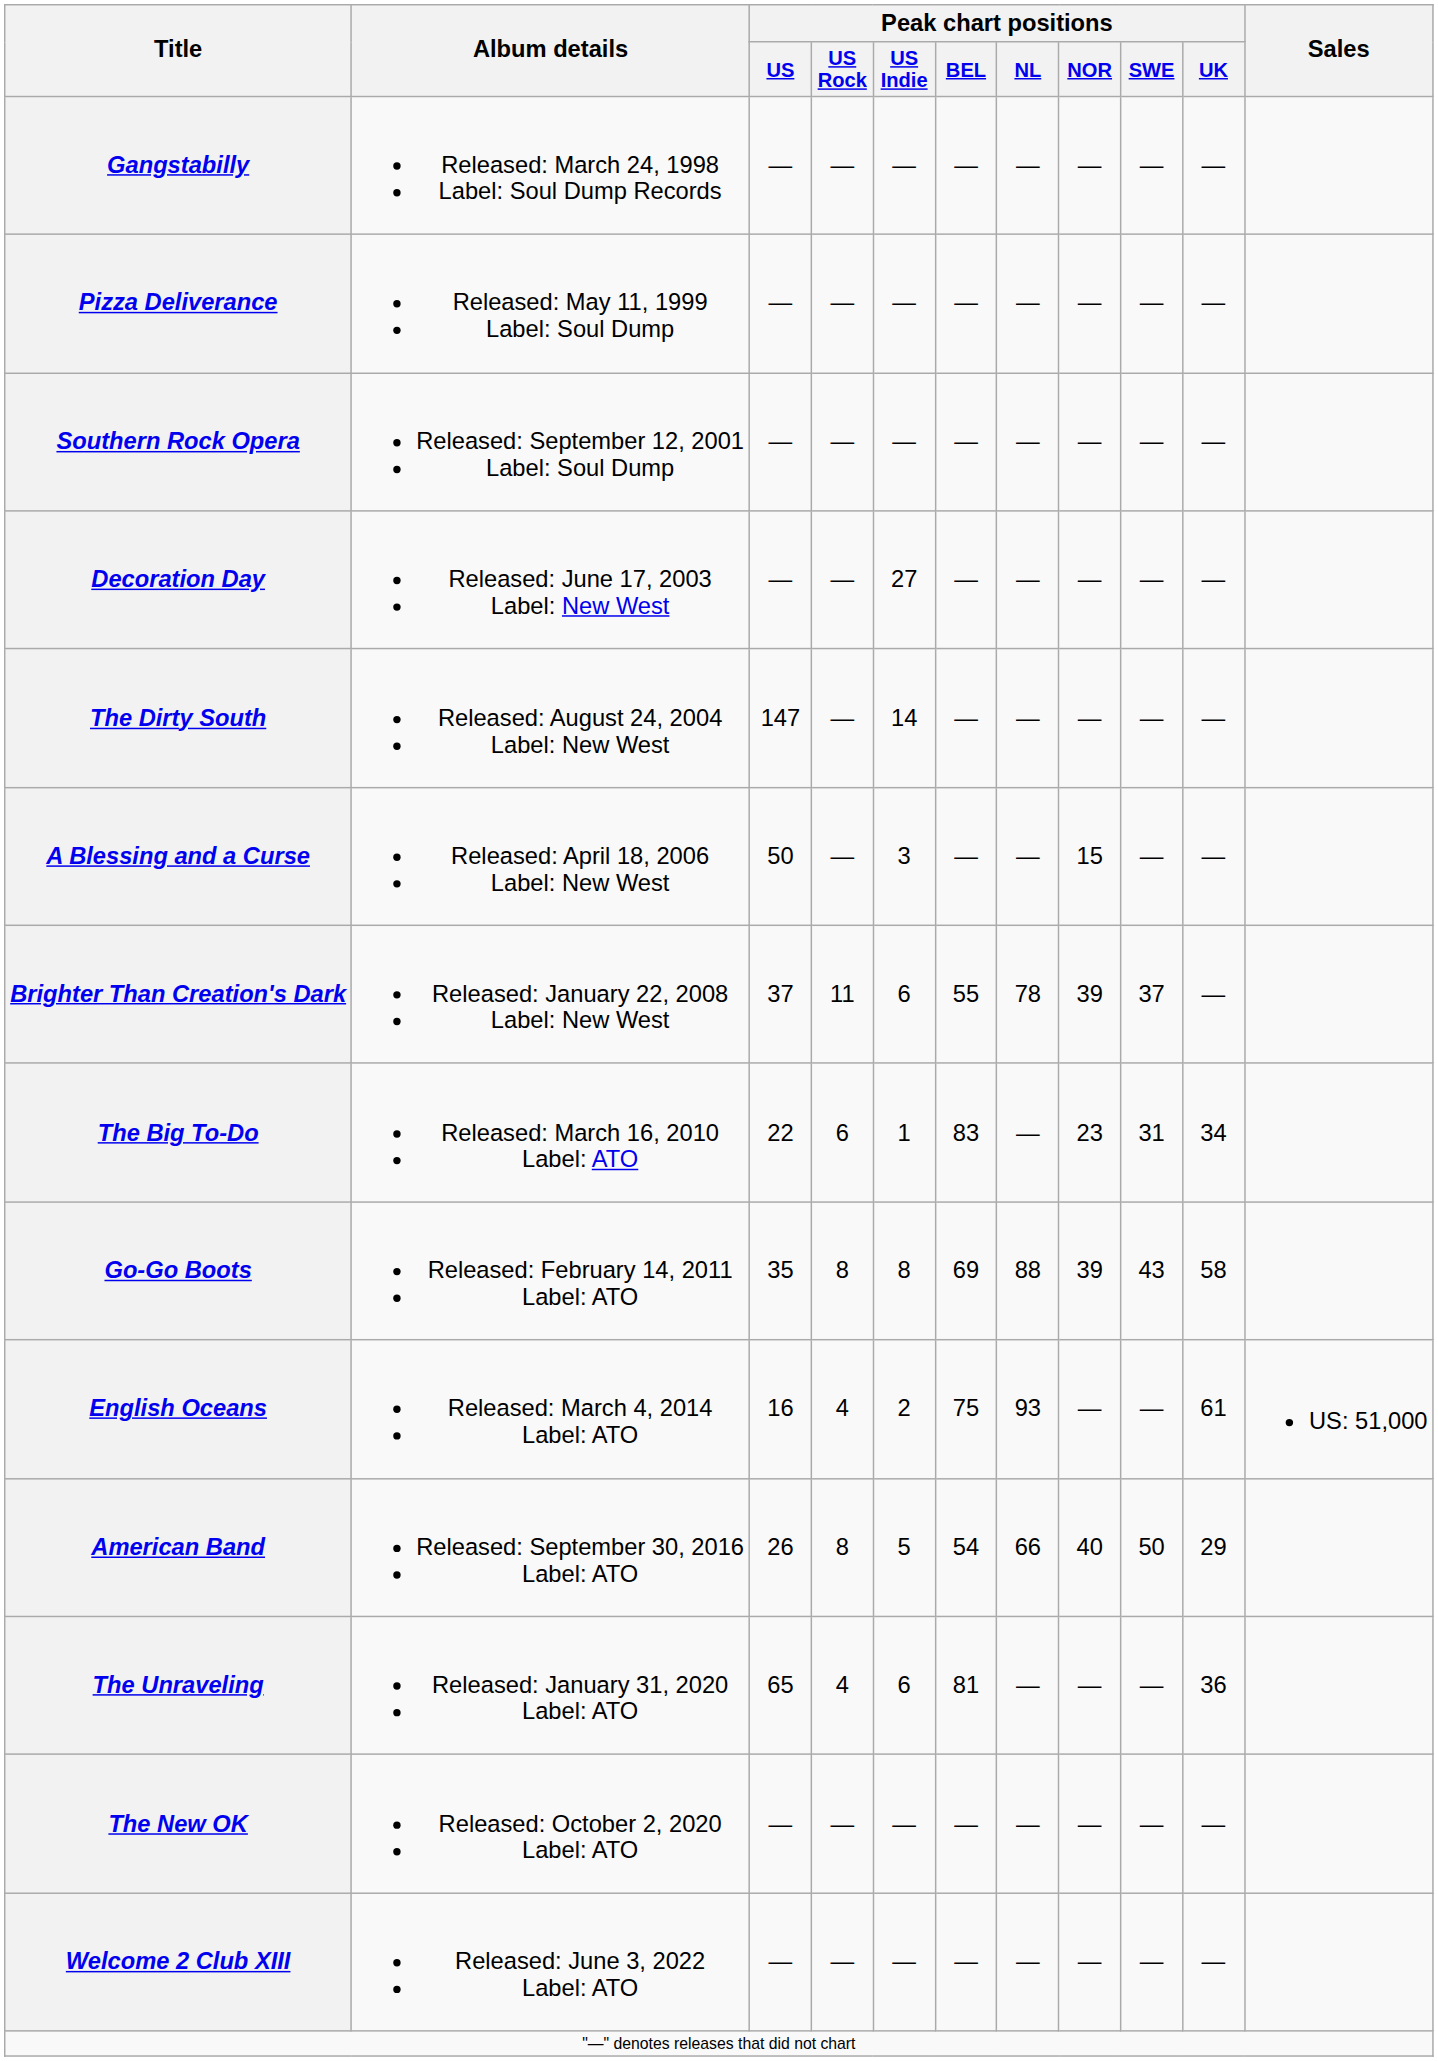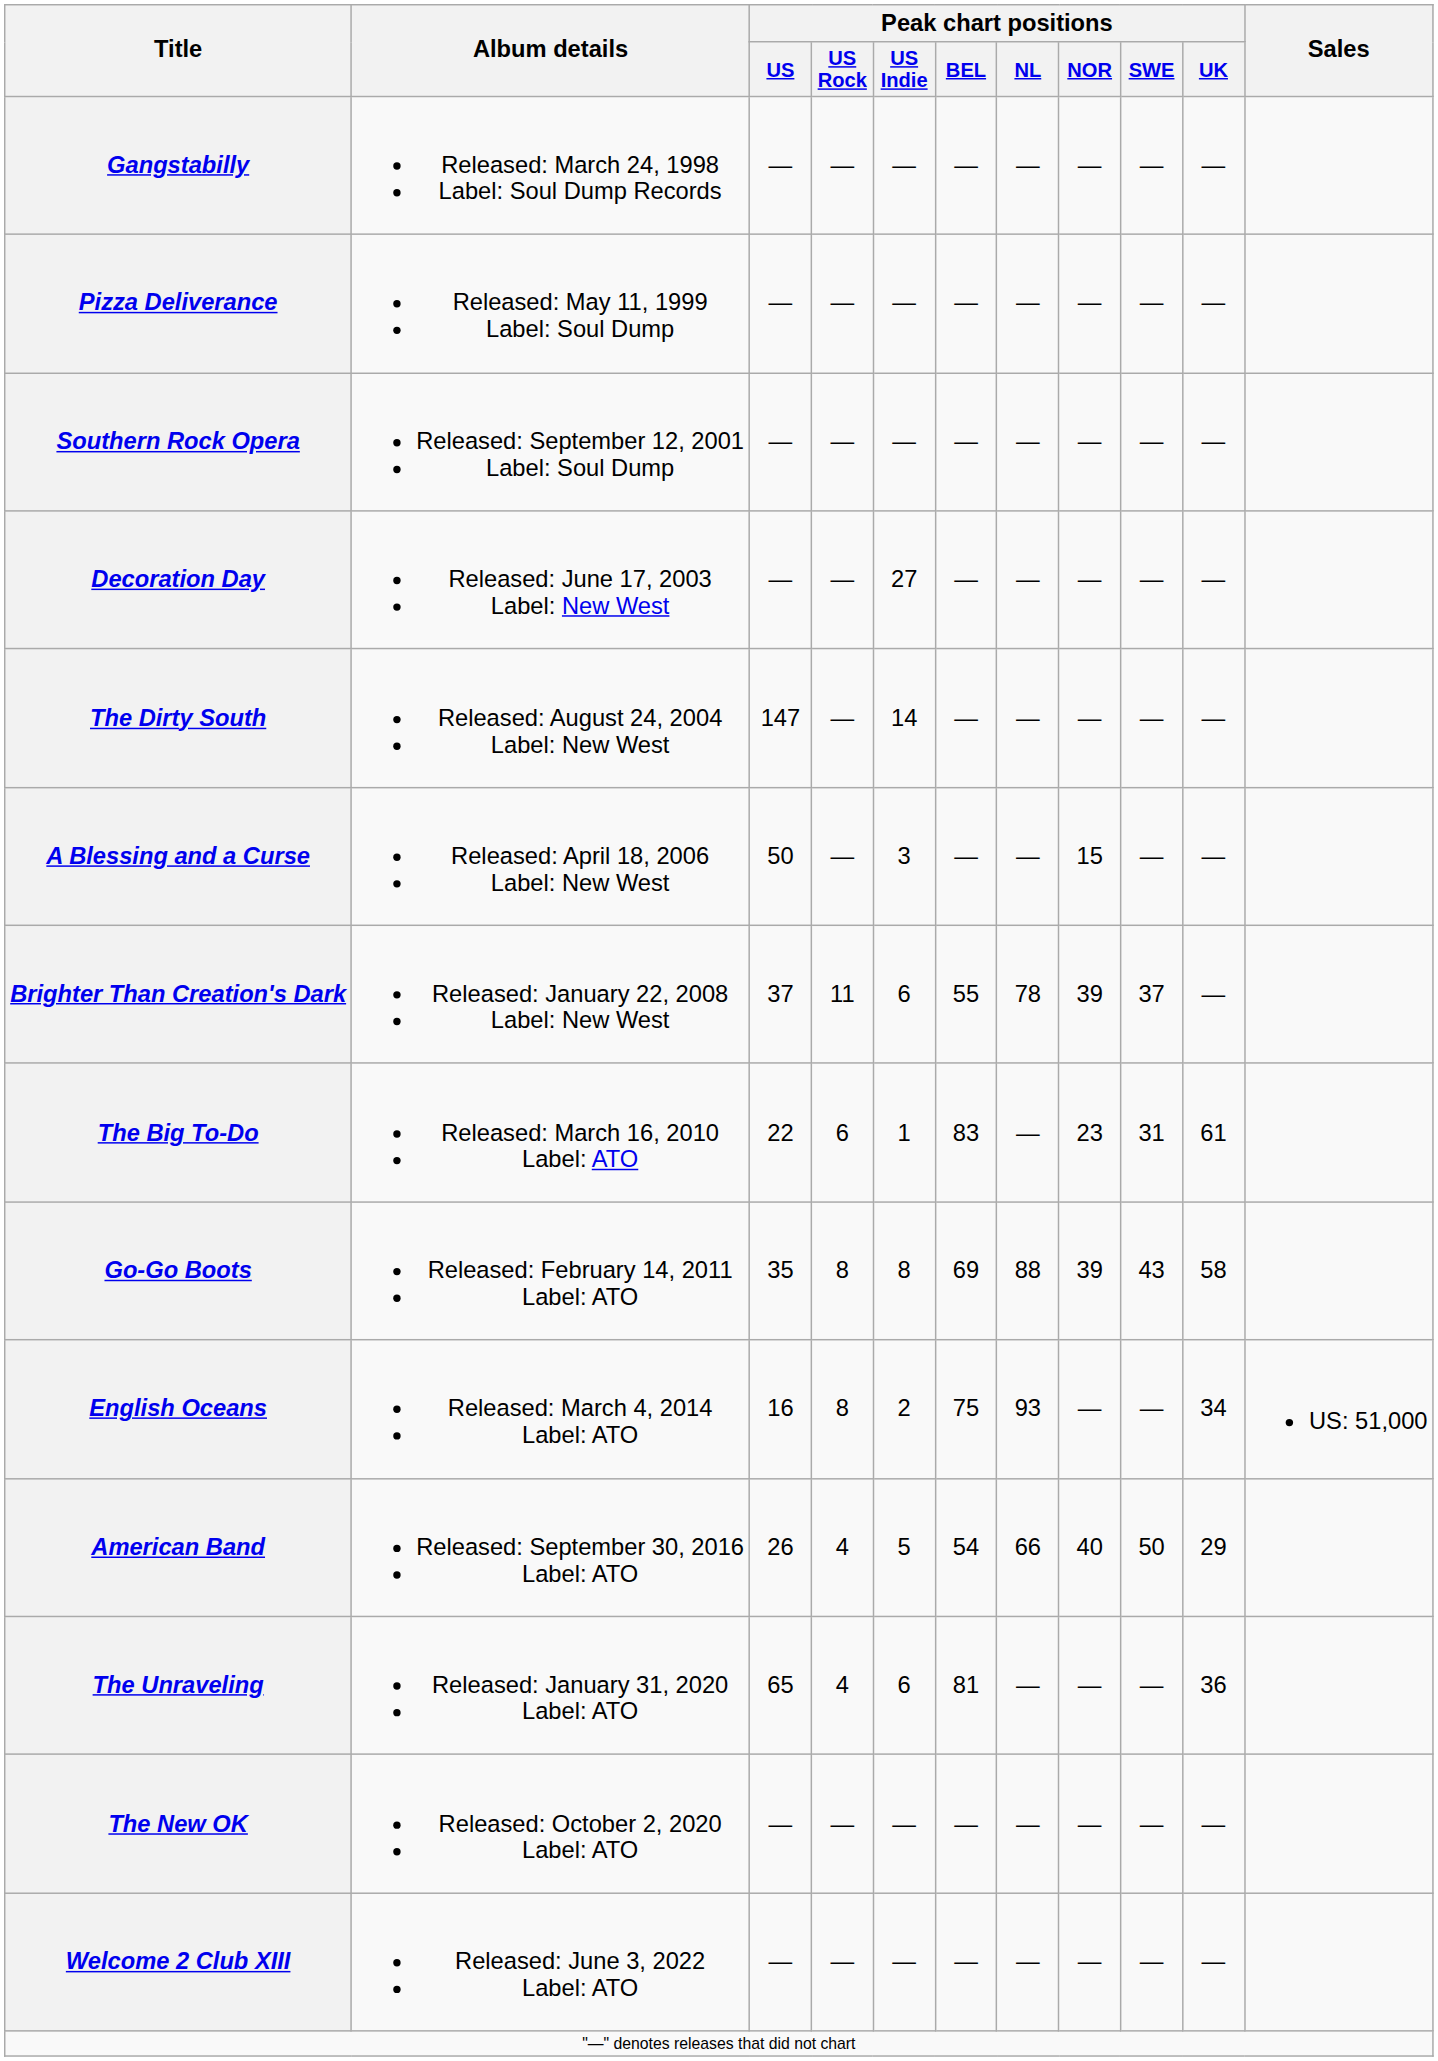(1213, 1132) 34 -> (1213, 1132) 61
(842, 1408) 4 -> (842, 1408) 8
(1213, 1408) 61 -> (1213, 1408) 34
(842, 1547) 8 -> (842, 1547) 4
